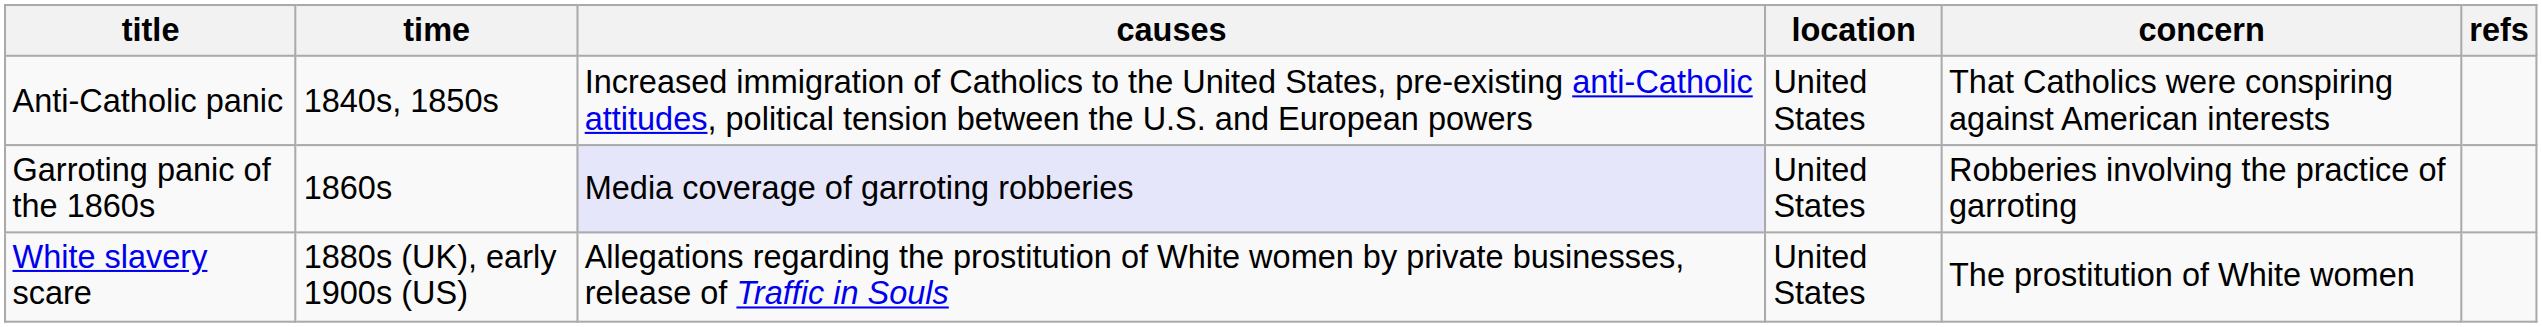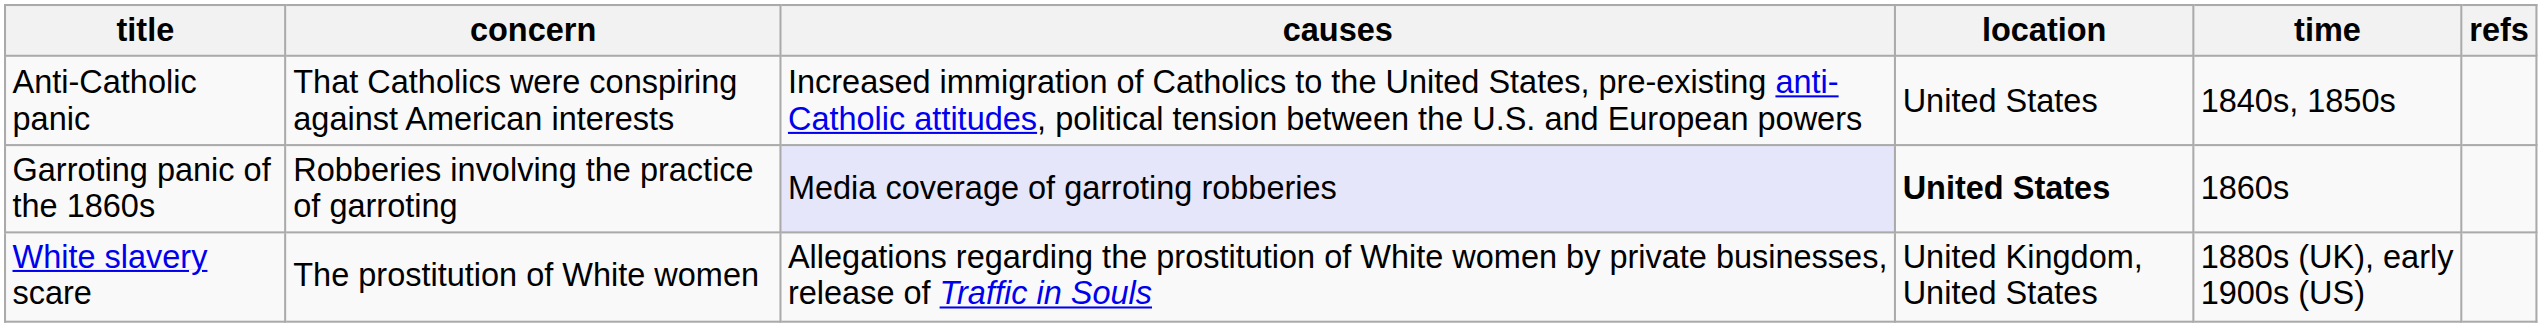columns swapped: (2202, 30) <-> (437, 30)
(1820, 188) normal -> (2006, 188) bold
(1820, 276) United States -> (2023, 276) United Kingdom, United States
